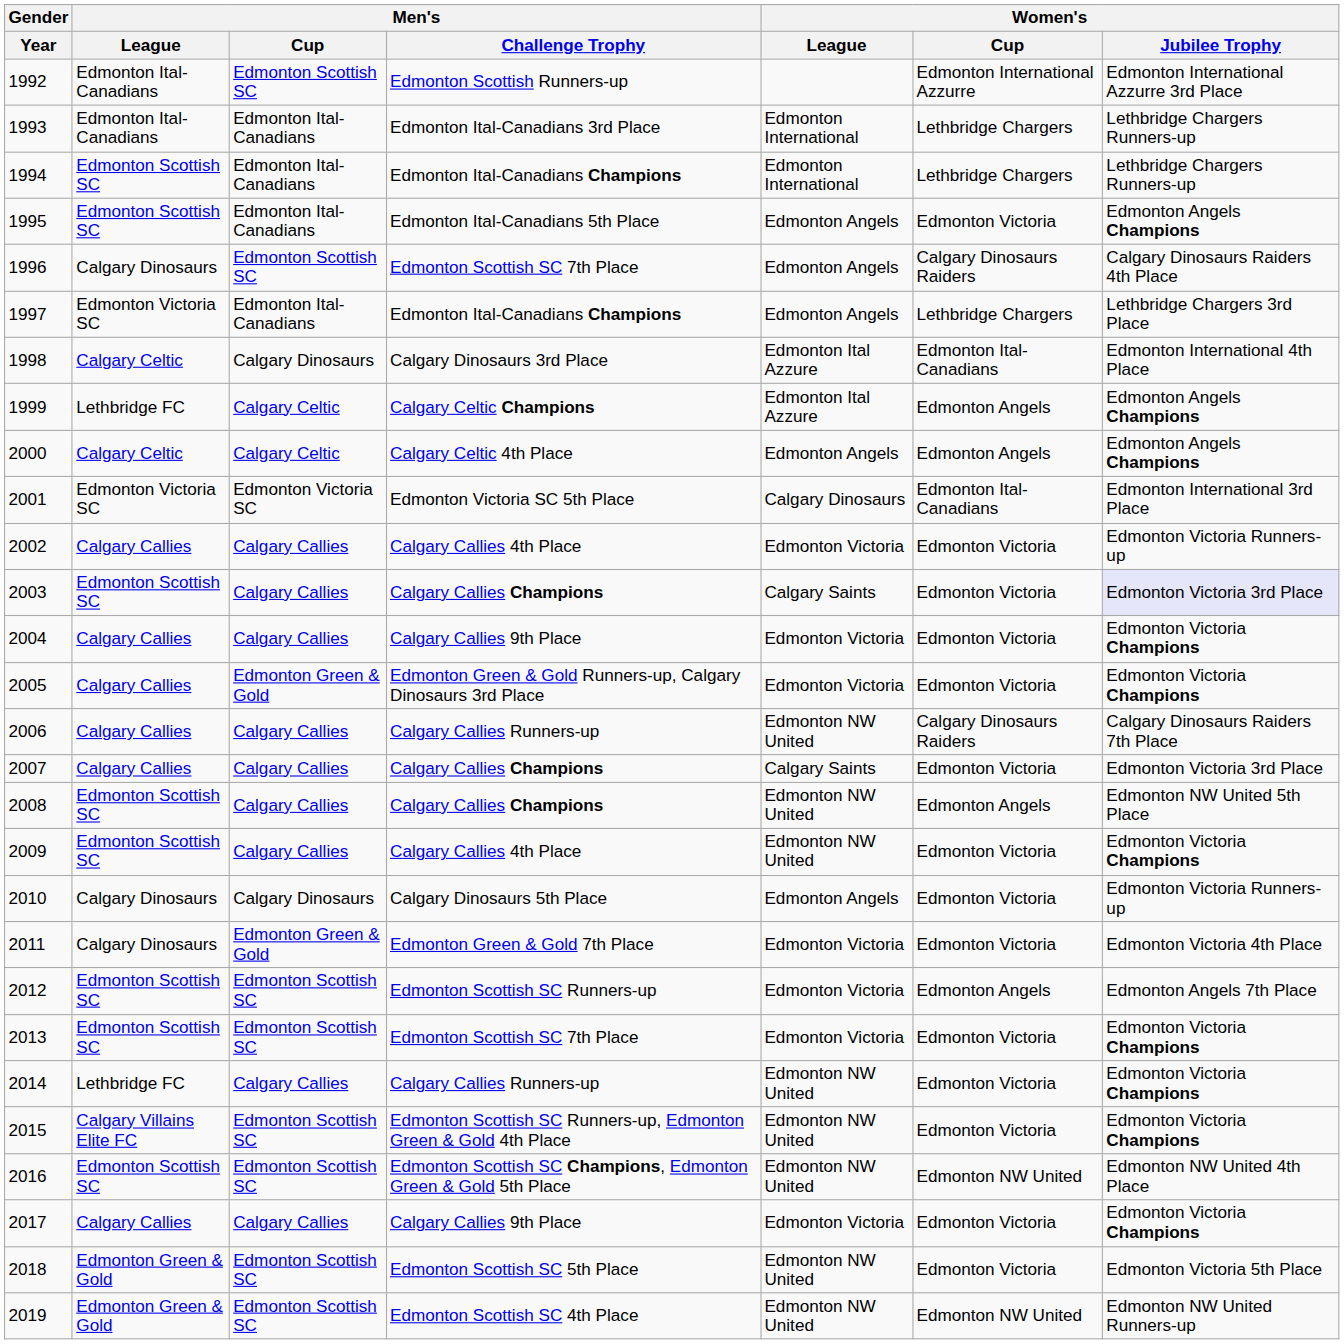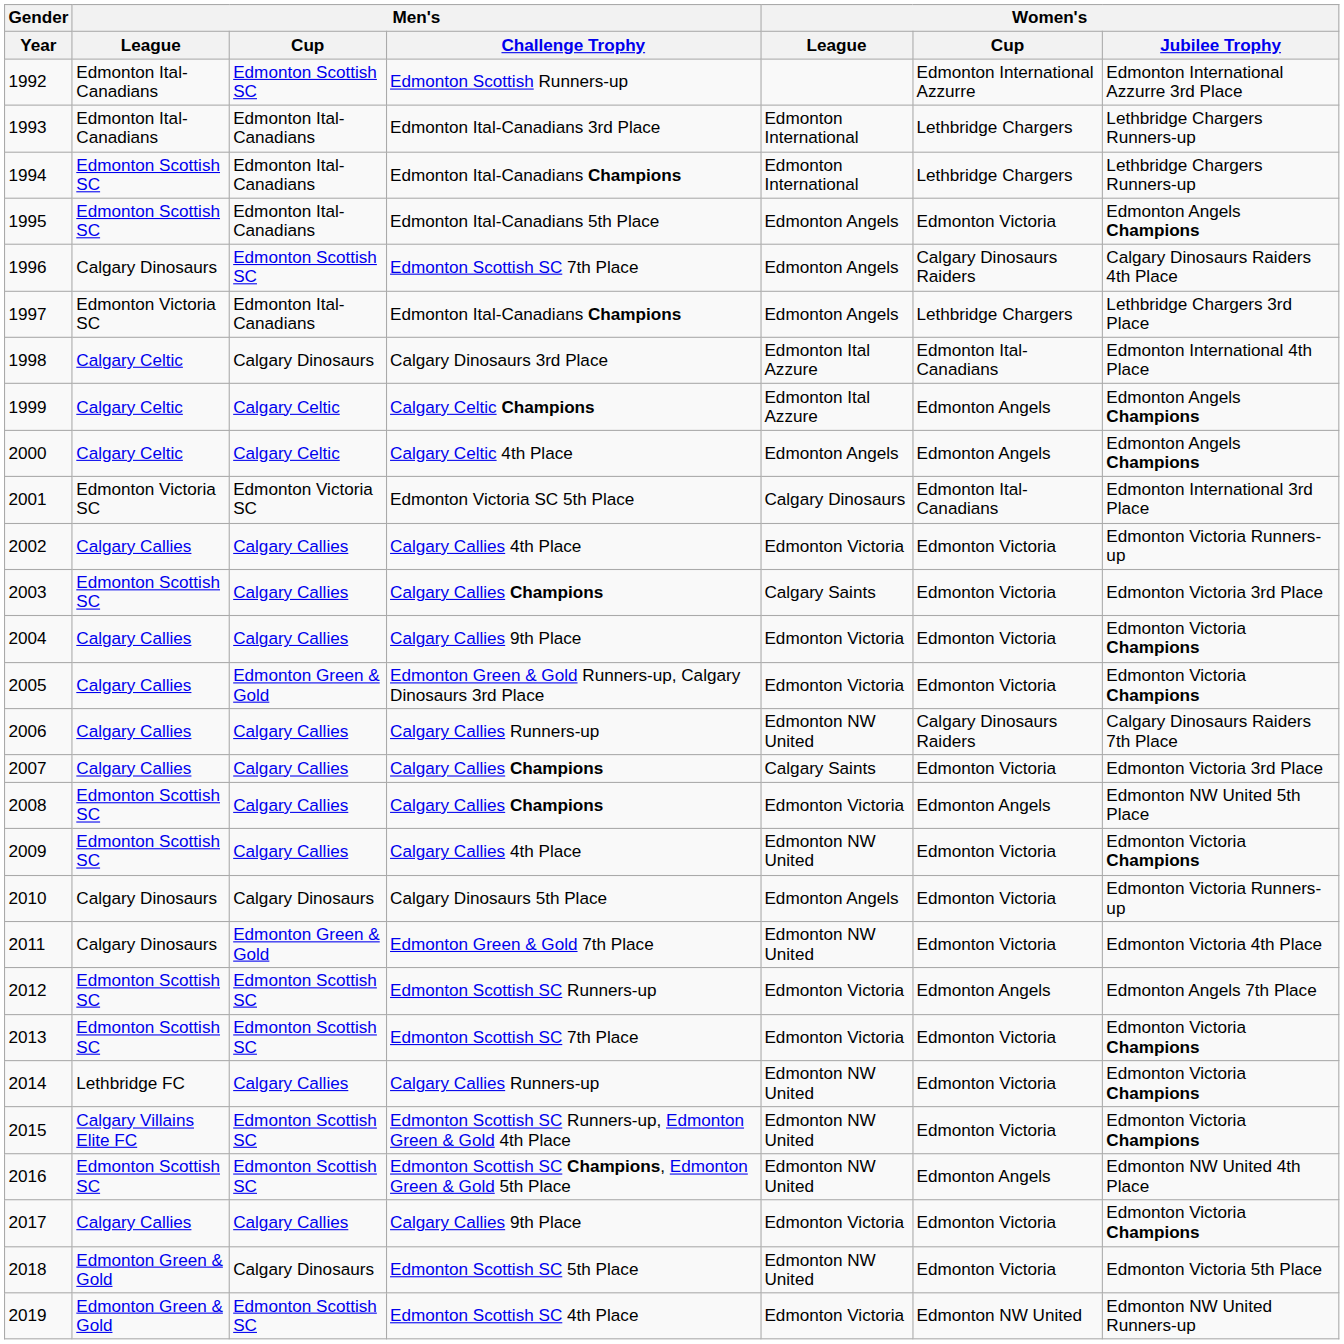(131, 406) Lethbridge FC -> (130, 406) Calgary Celtic
(1215, 592) lavender background -> (1215, 592) no background
(820, 805) Edmonton NW United -> (834, 805) Edmonton Victoria
(834, 944) Edmonton Victoria -> (820, 944) Edmonton NW United
(999, 1176) Edmonton NW United -> (984, 1176) Edmonton Angels
(305, 1269) Edmonton Scottish SC -> (304, 1269) Calgary Dinosaurs
(820, 1315) Edmonton NW United -> (834, 1315) Edmonton Victoria
